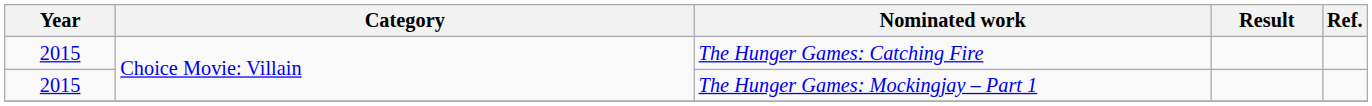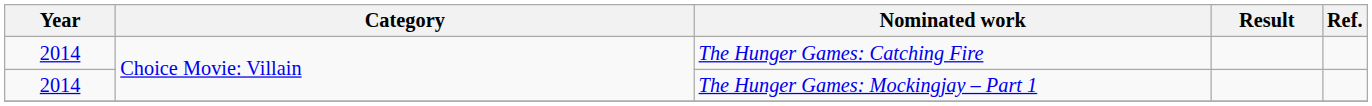(60, 52) 2015 -> (60, 52) 2014
(60, 85) 2015 -> (60, 85) 2014
